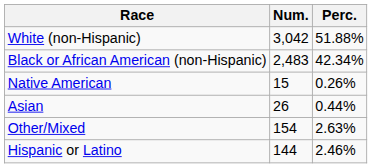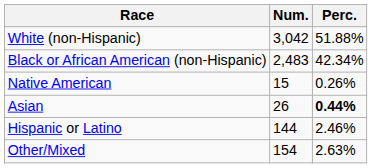(335, 106) normal -> (335, 106) bold
rows swapped: (47, 128) <-> (65, 151)
